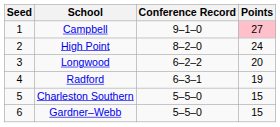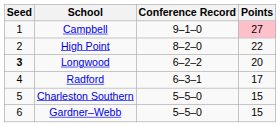(257, 46) 24 -> (257, 46) 22
(19, 63) normal -> (19, 63) bold
(257, 79) 19 -> (257, 79) 17
